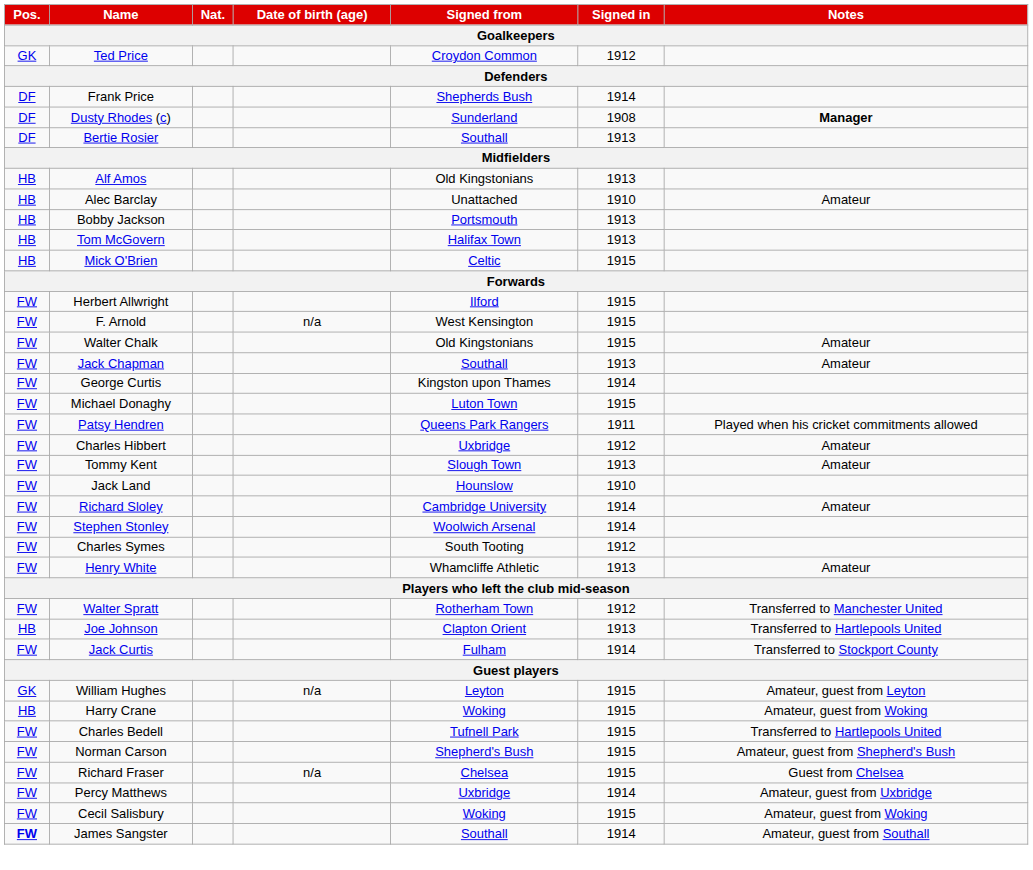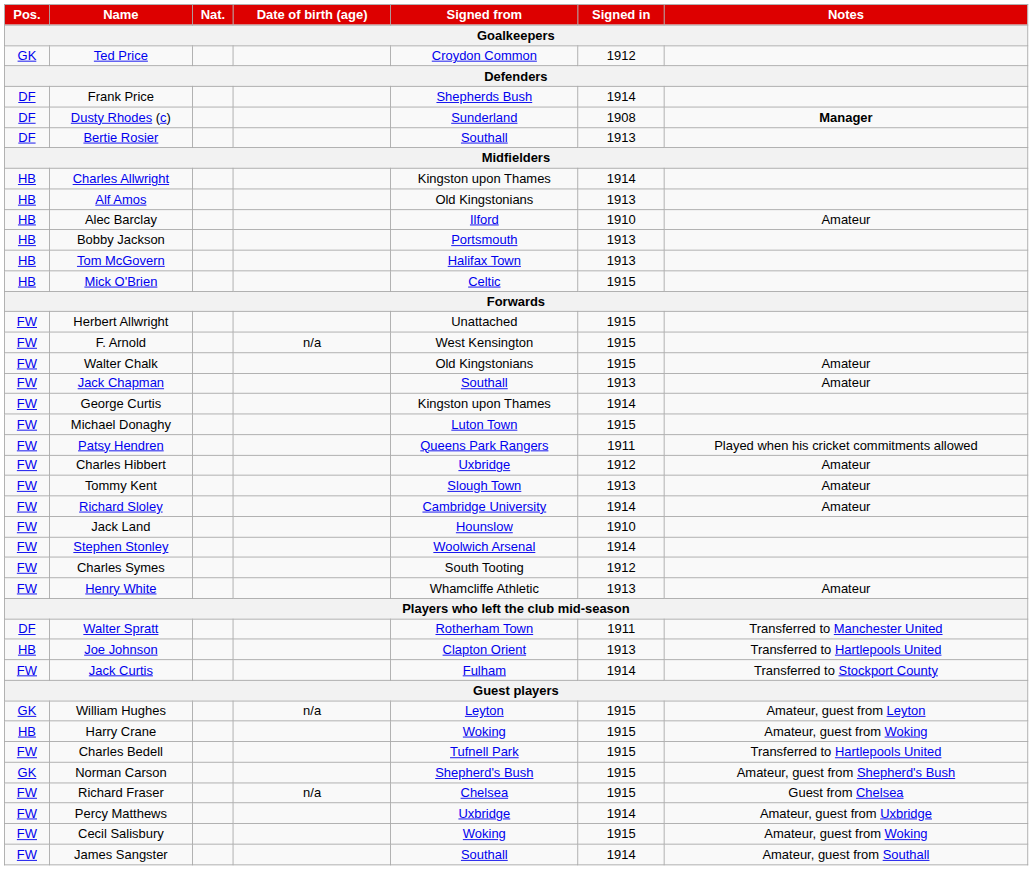+ row: (121, 179)
(484, 199) Unattached -> (484, 220) Ilford
(484, 302) Ilford -> (484, 322) Unattached
rows swapped: (121, 486) <-> (121, 506)
(27, 609) FW -> (27, 629) DF
(621, 609) 1912 -> (621, 629) 1911
(27, 752) FW -> (27, 773) GK
(27, 834) bold -> (27, 855) normal
